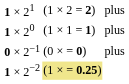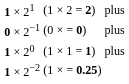rows swapped: (19, 30) <-> (22, 50)
(72, 70) khaki background -> (72, 70) no background
